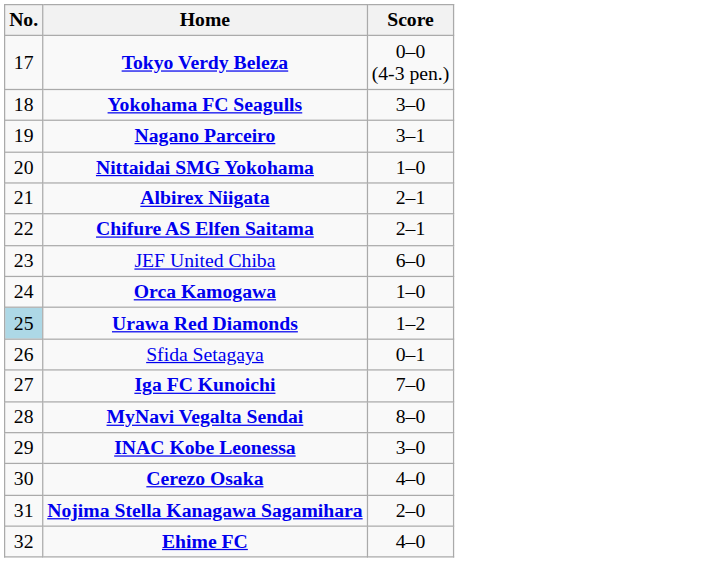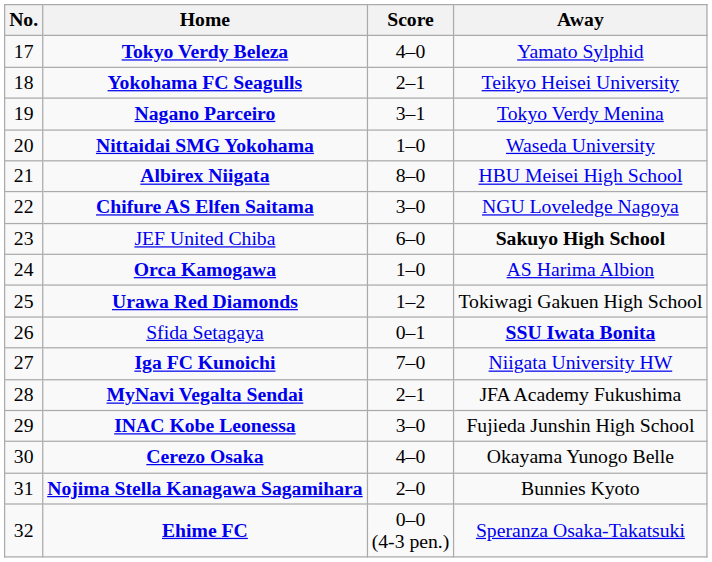+ column: (580, 20)
(411, 62) 0–0 (4-3 pen.) -> (411, 51) 4–0
(411, 104) 3–0 -> (411, 82) 2–1
(411, 198) 2–1 -> (411, 176) 8–0
(411, 229) 2–1 -> (411, 207) 3–0
(24, 323) lightblue background -> (24, 301) no background
(411, 416) 8–0 -> (411, 394) 2–1
(411, 541) 4–0 -> (411, 530) 0–0 (4-3 pen.)
